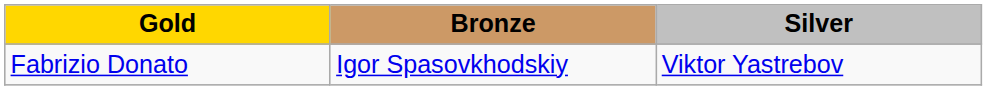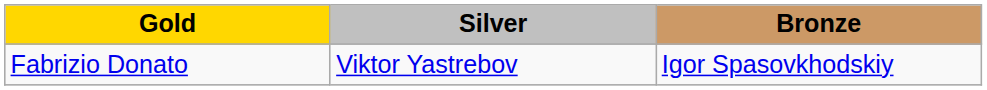columns swapped: (819, 24) <-> (493, 24)
